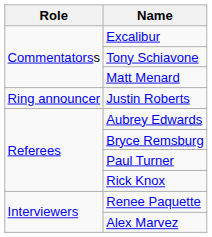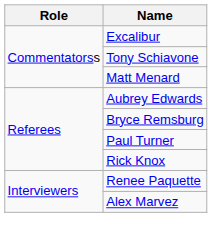- row: (148, 98)
